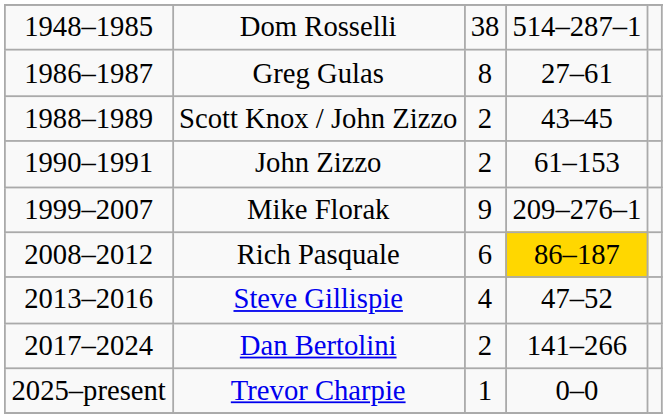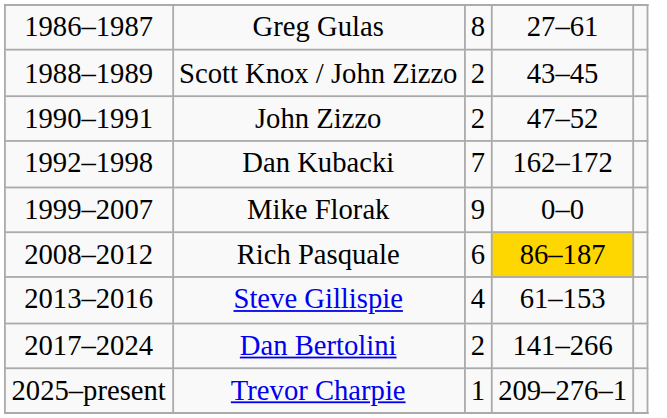- row: (318, 27)
(577, 163) 61–153 -> (563, 118) 47–52
+ row: (318, 163)
(577, 208) 209–276–1 -> (563, 208) 0–0
(577, 299) 47–52 -> (563, 299) 61–153
(577, 390) 0–0 -> (563, 390) 209–276–1
